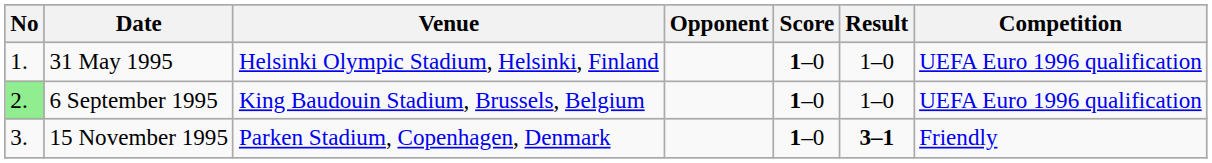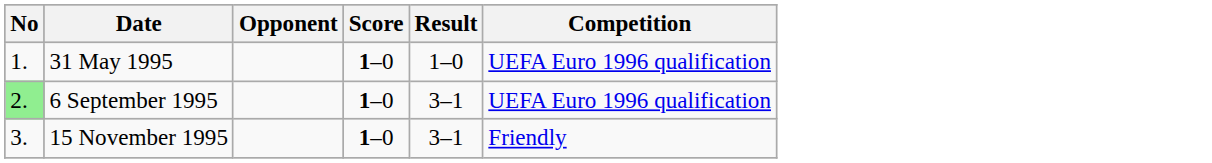- column: (449, 23)
(877, 99) 1–0 -> (446, 99) 3–1
(877, 137) bold -> (446, 137) normal
